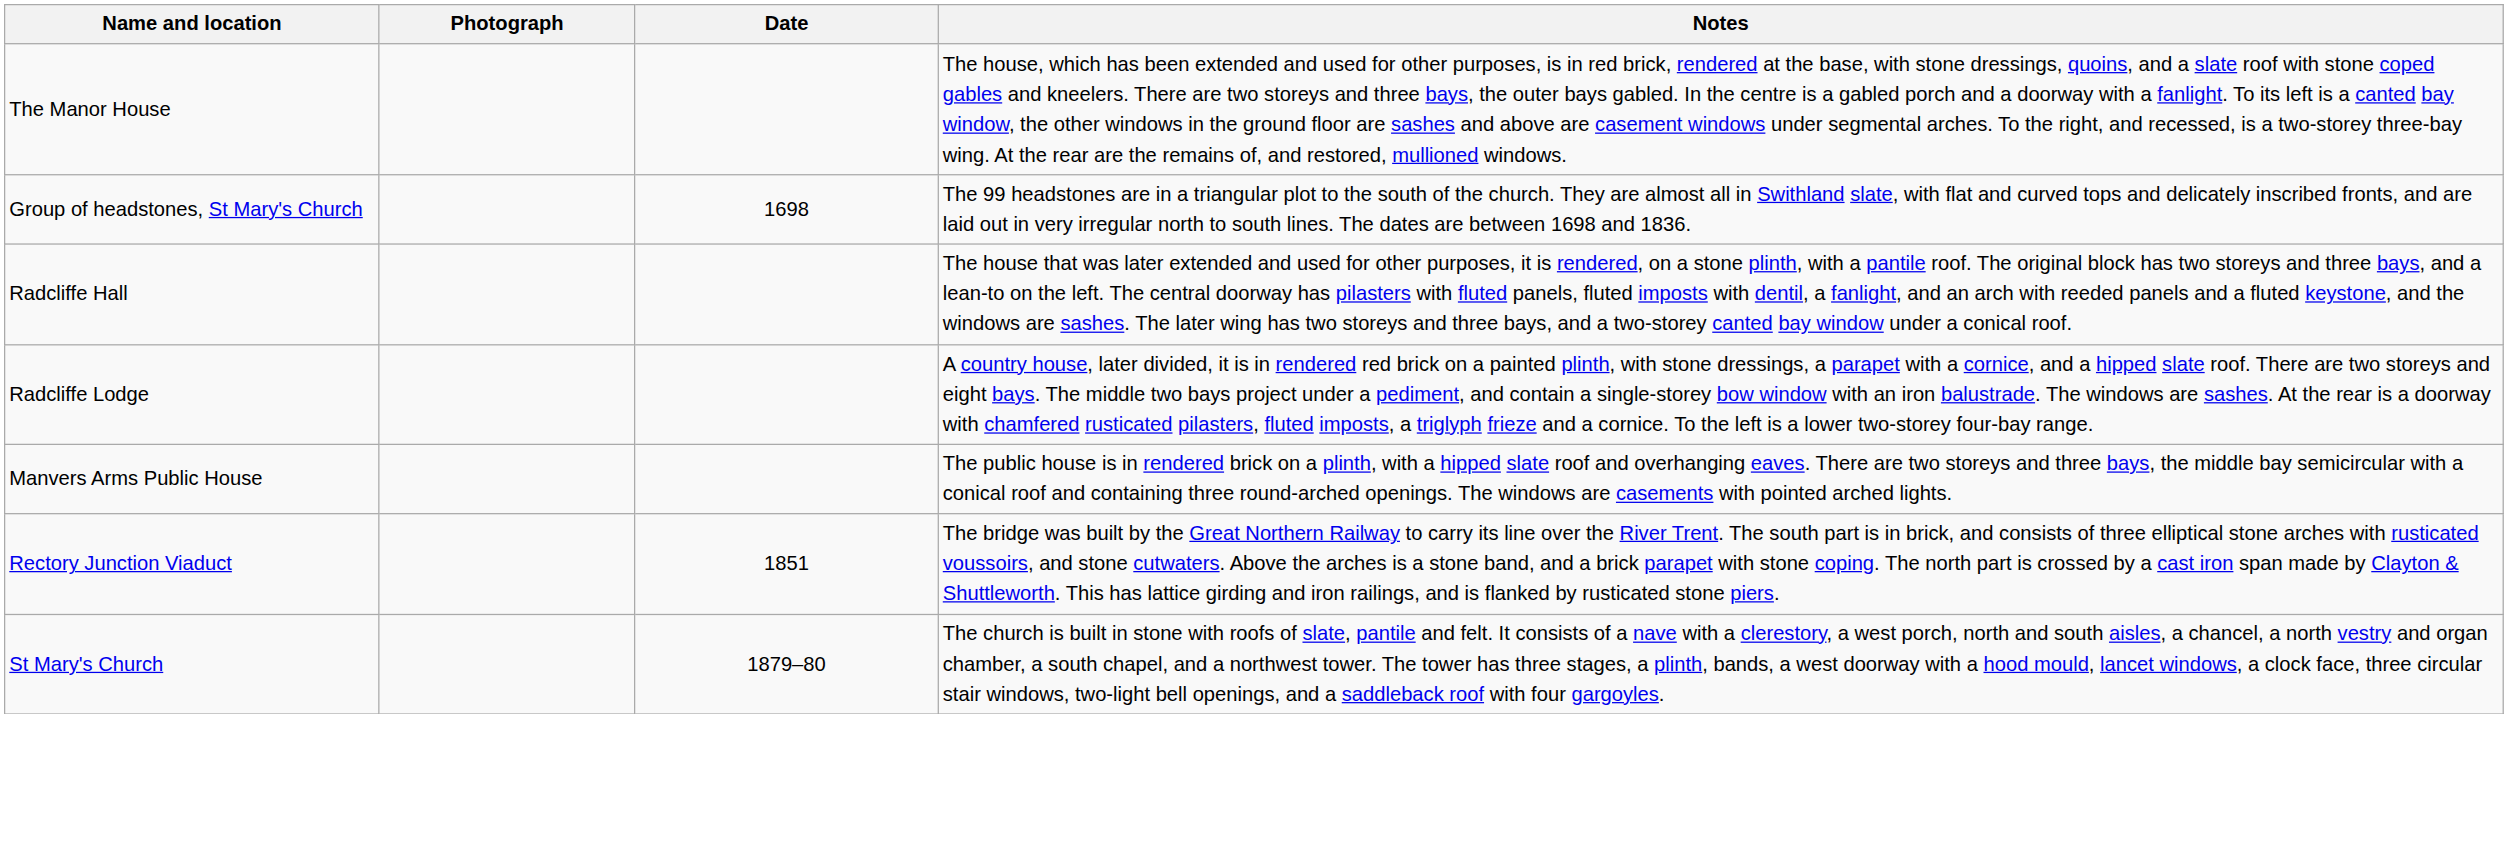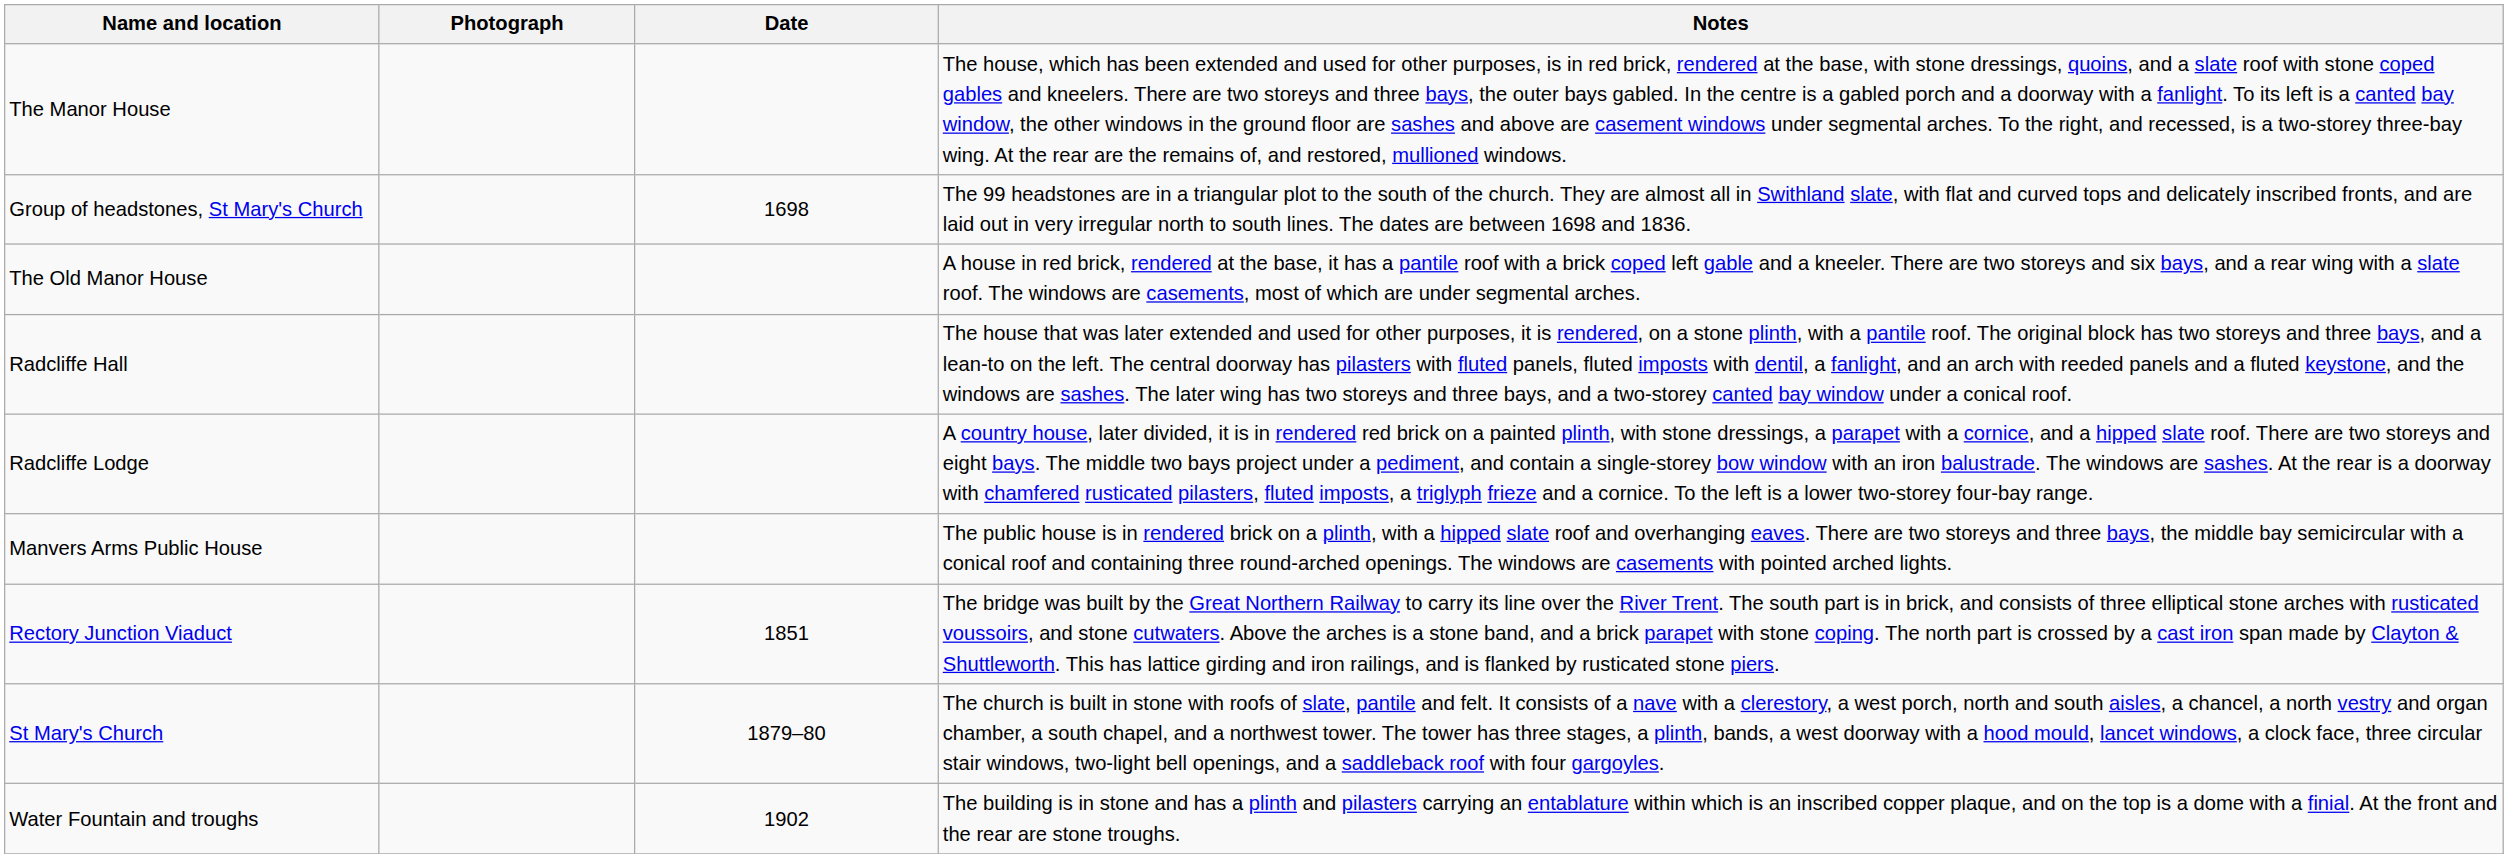+ row: (108, 278)
+ row: (134, 818)
